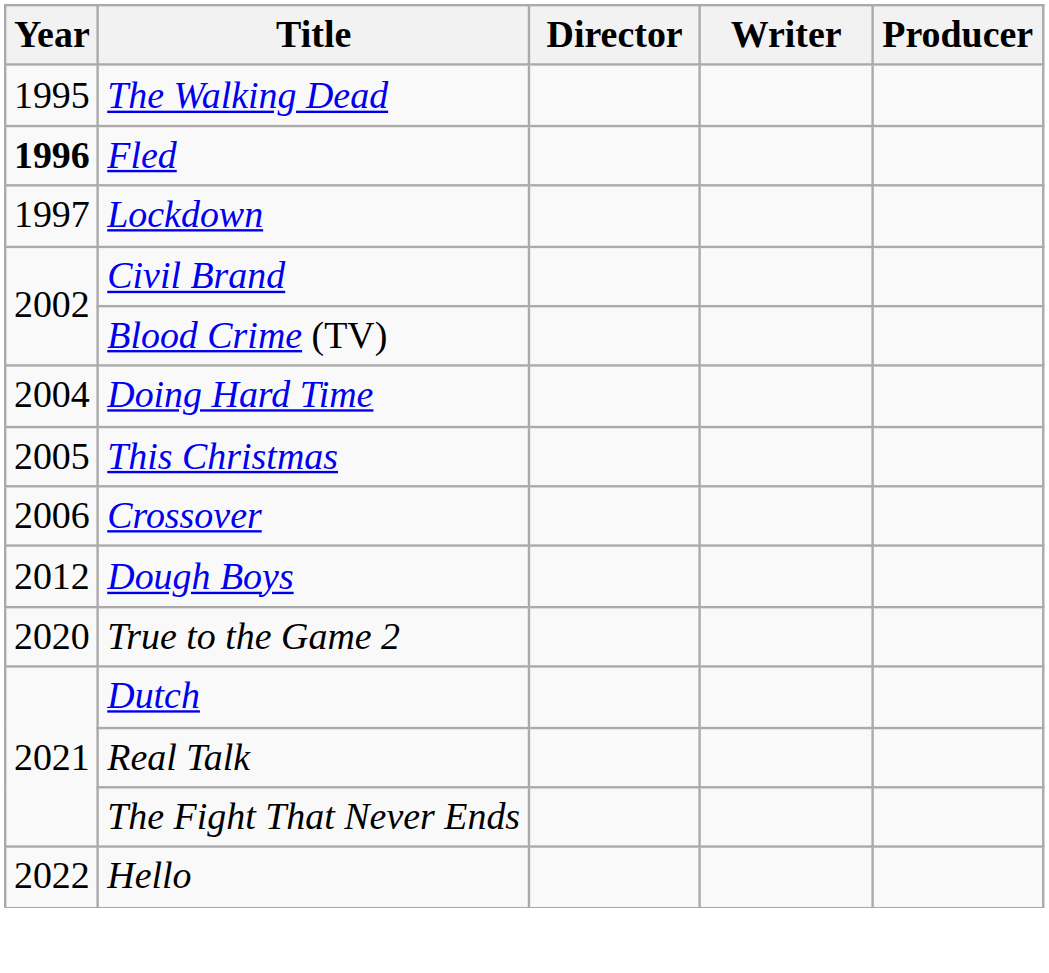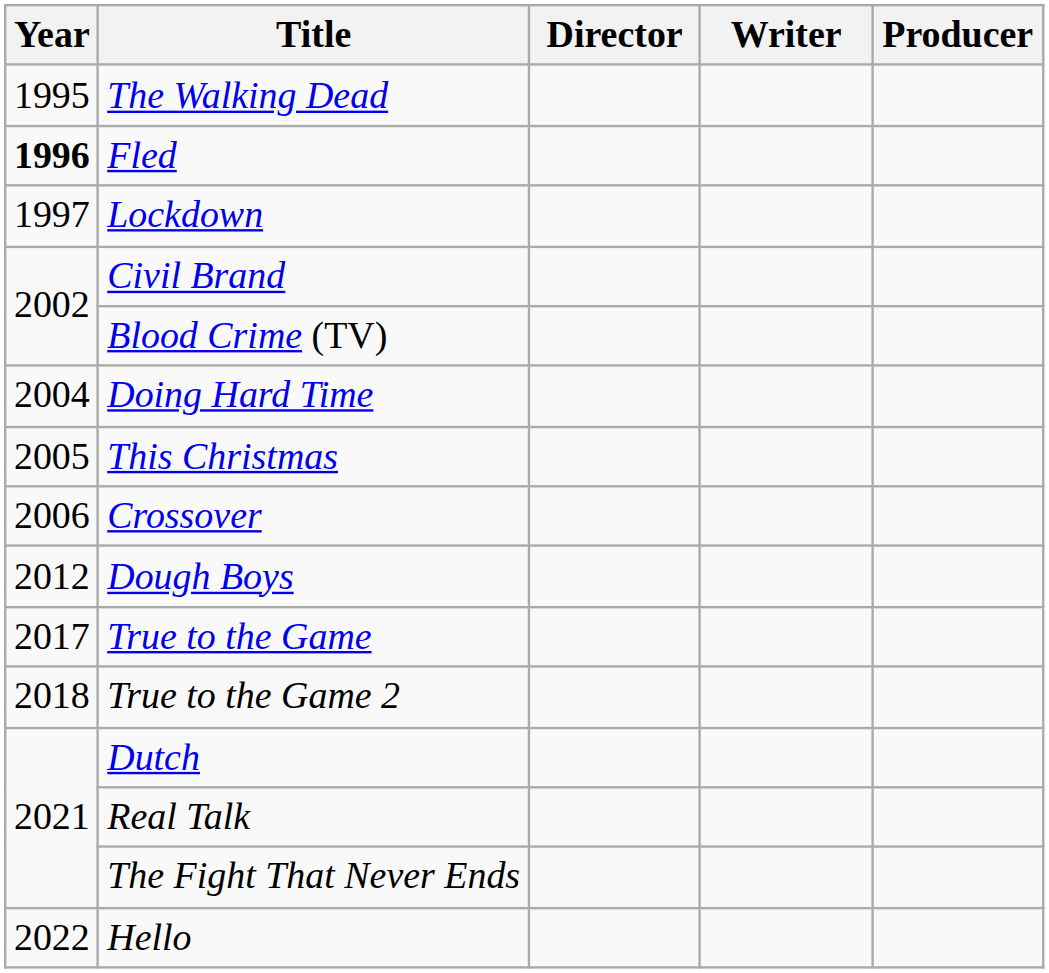+ row: (239, 635)
(52, 635) 2020 -> (52, 696) 2018
